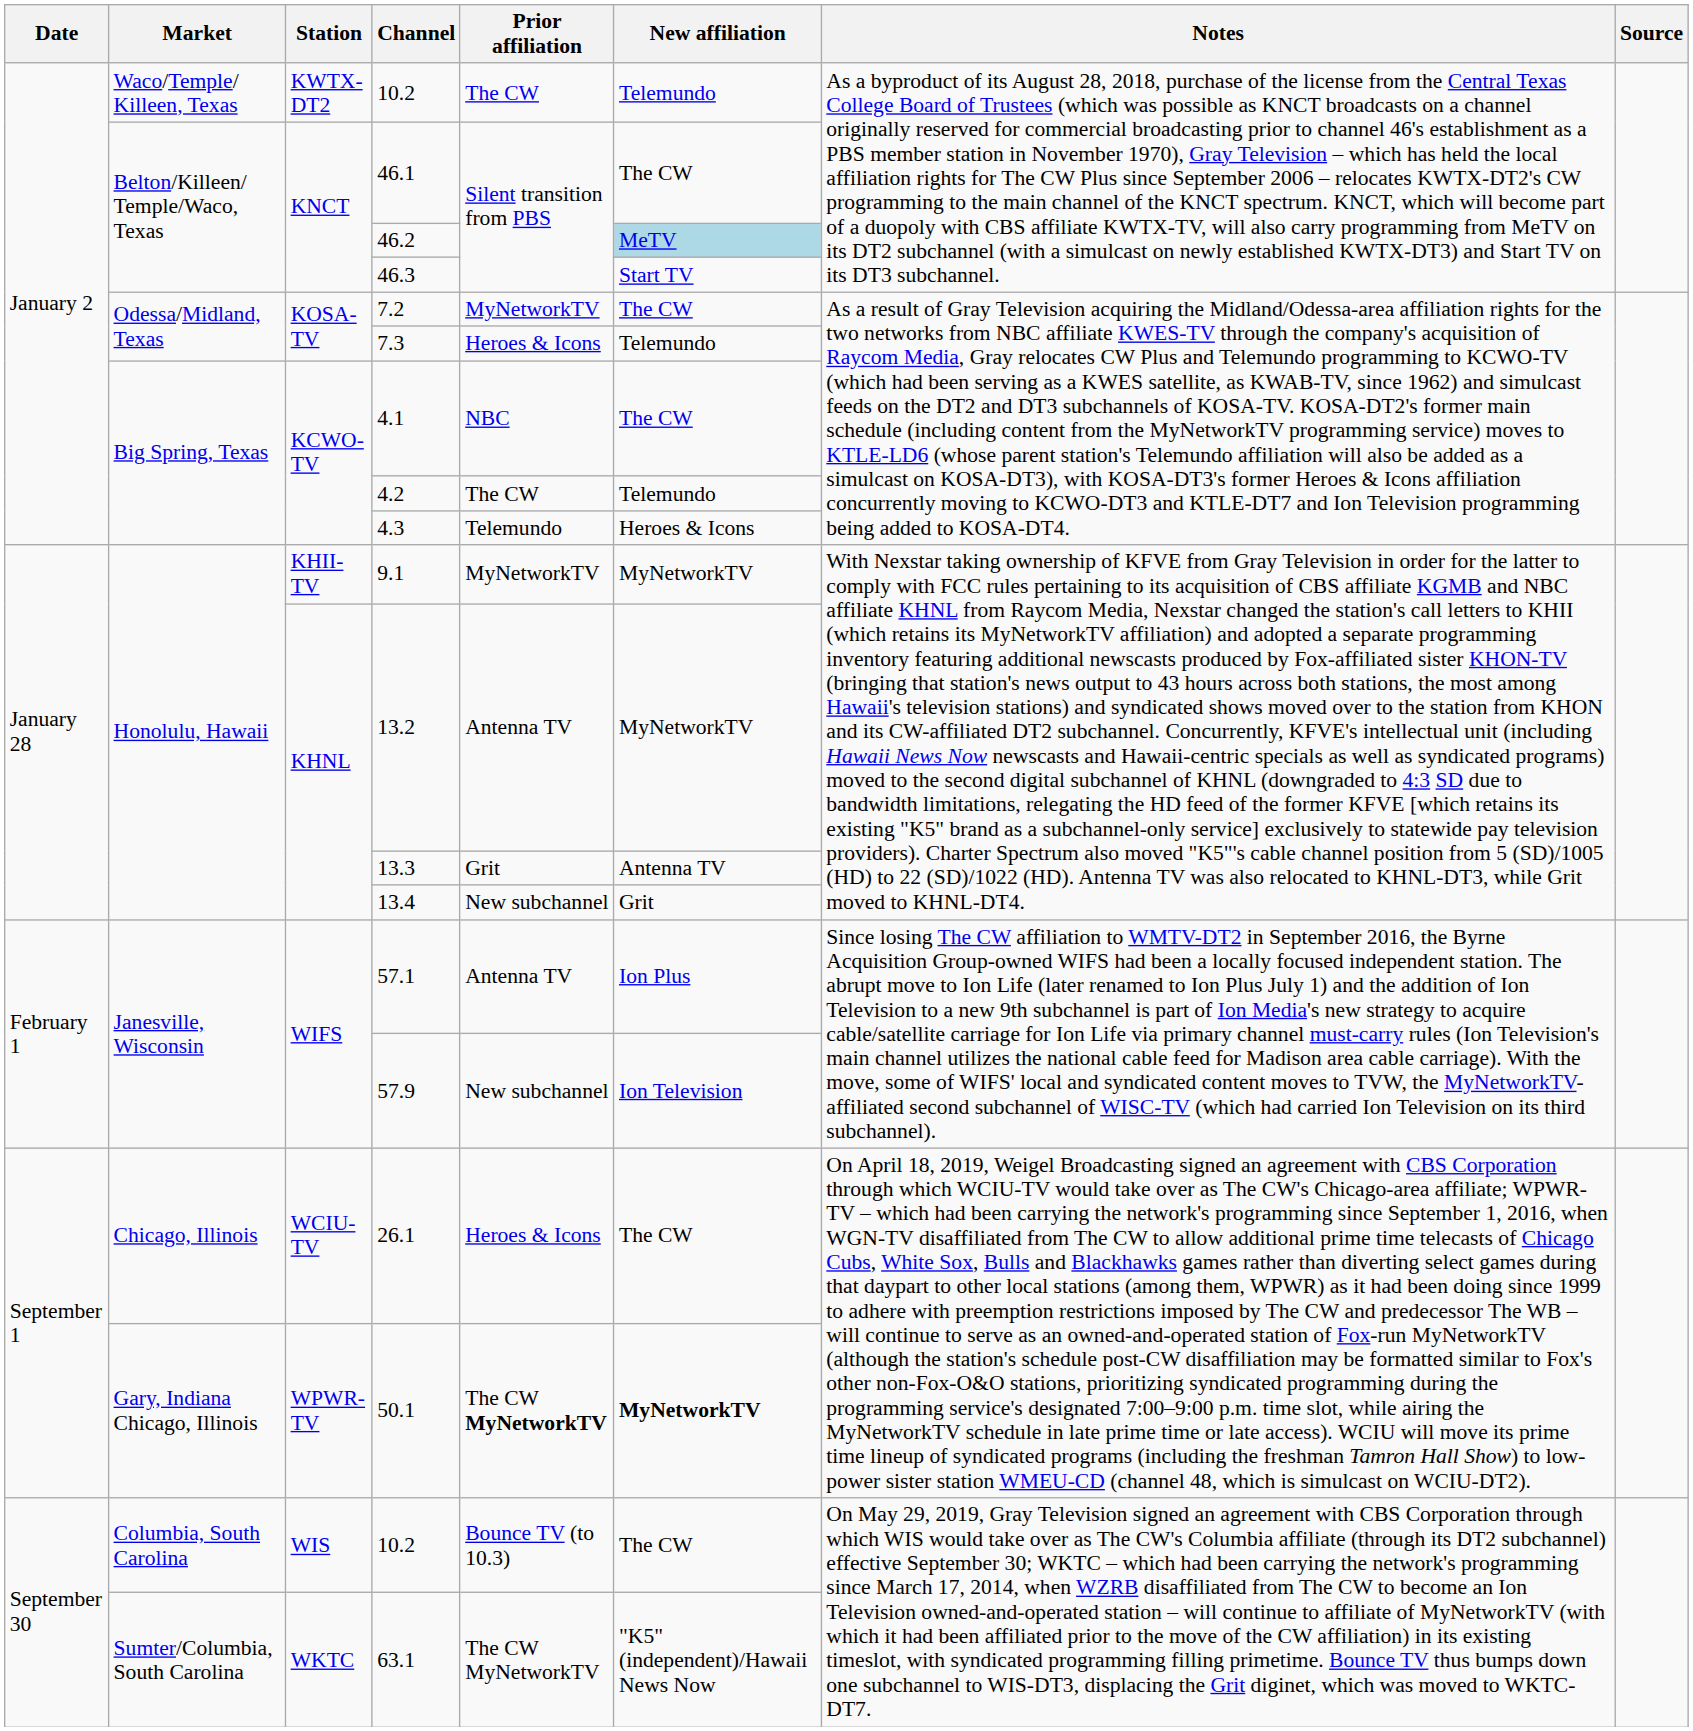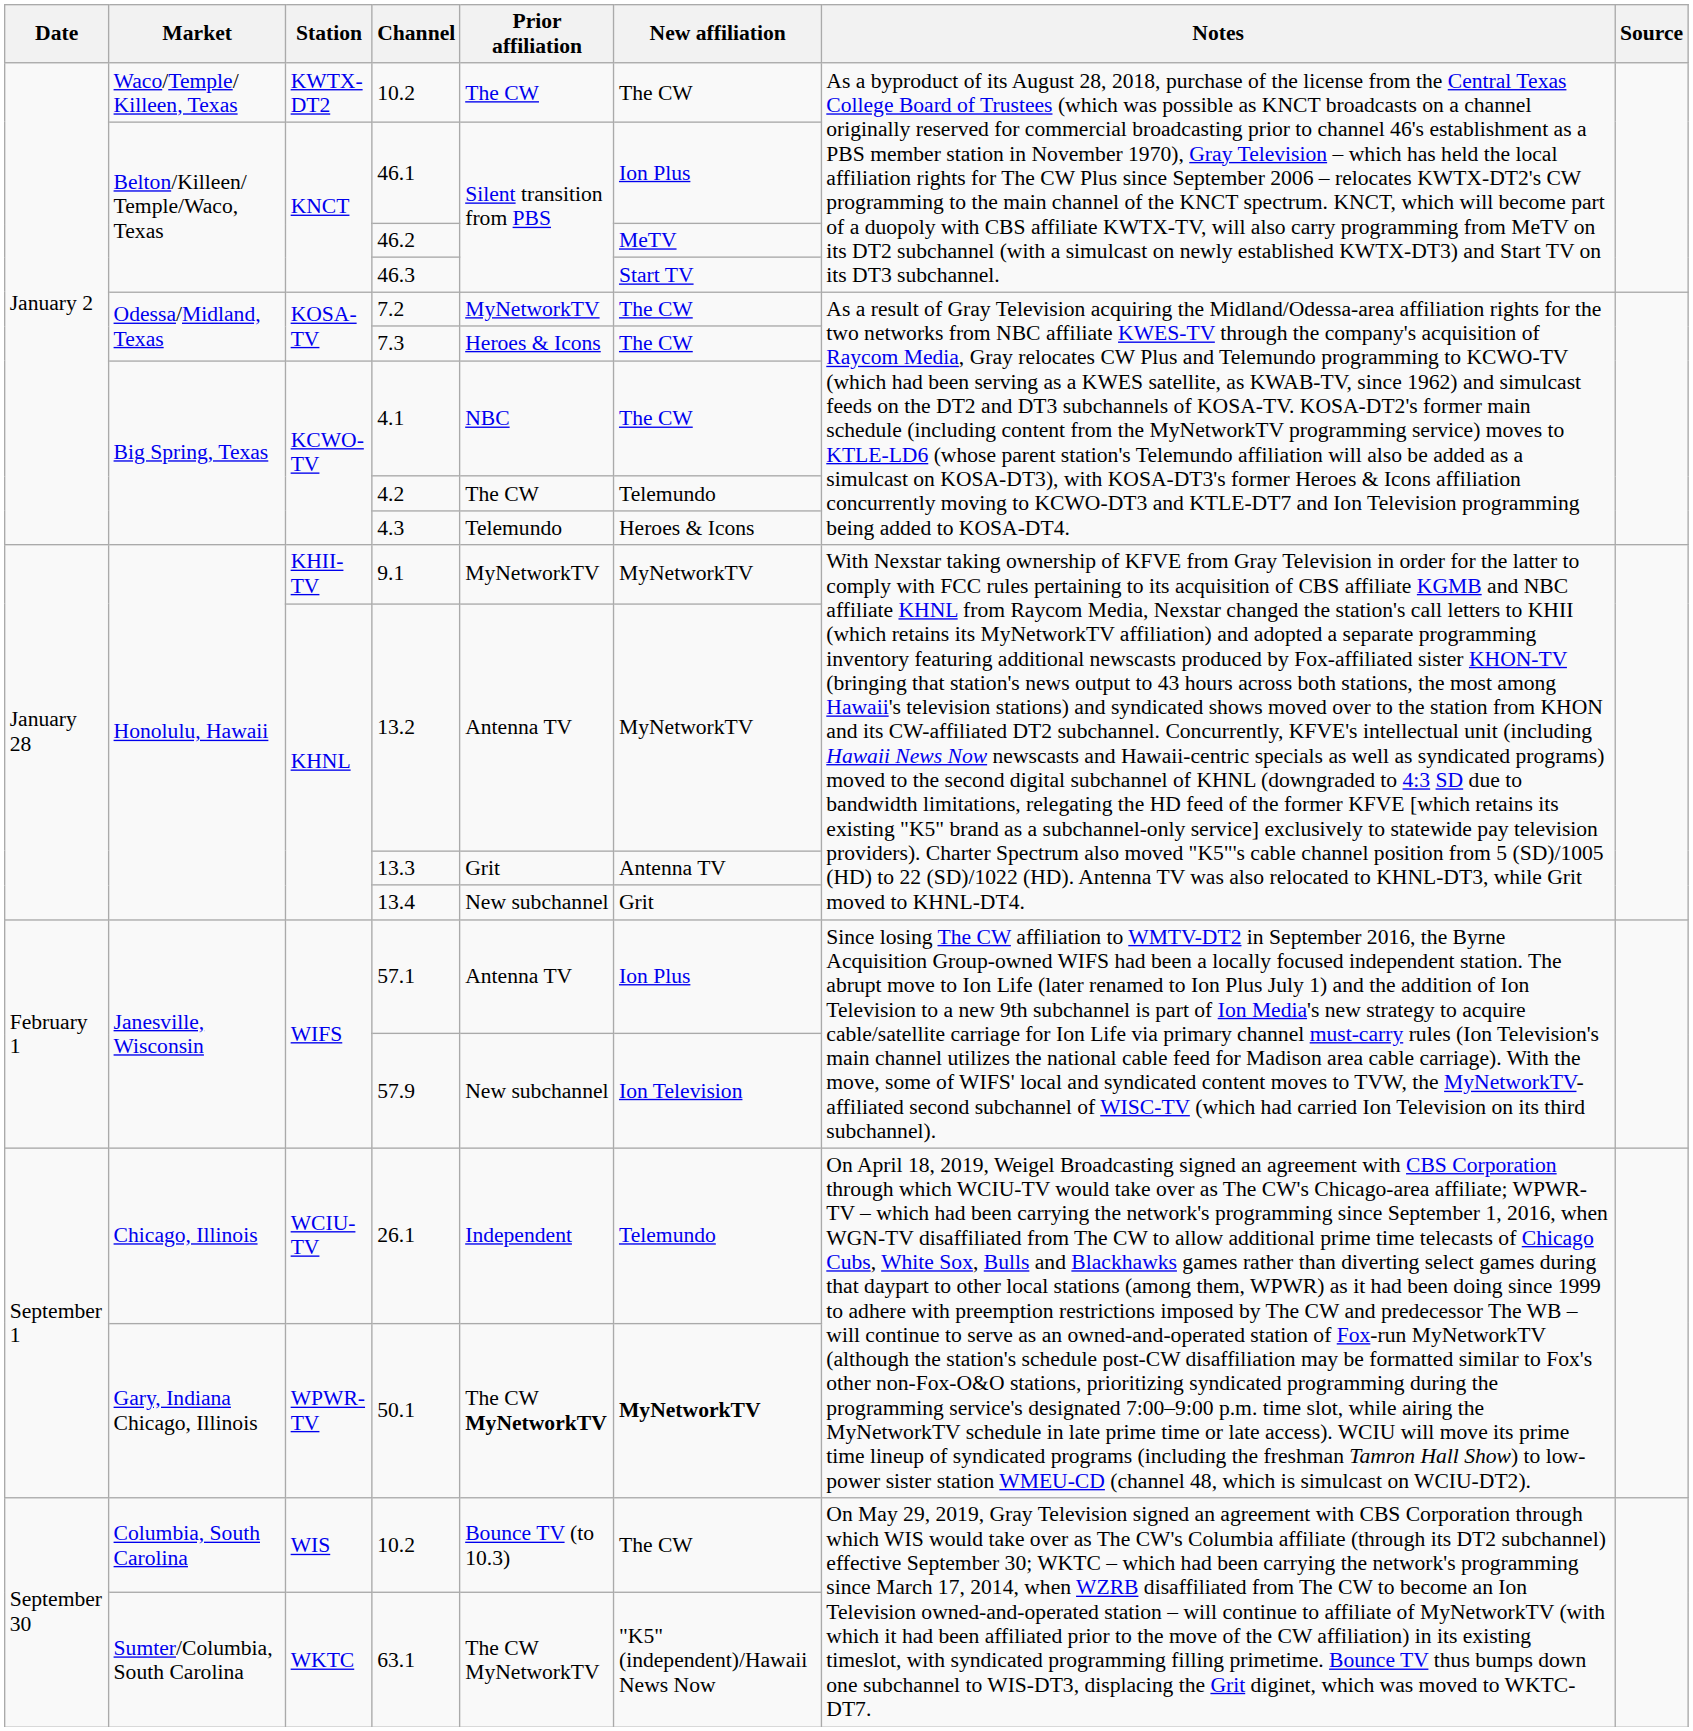(667, 92) Telemundo -> (656, 92) The CW
(656, 172) The CW -> (655, 172) Ion Plus
(648, 240) lightblue background -> (648, 240) no background
(667, 343) Telemundo -> (656, 343) The CW
(533, 1235) Heroes & Icons -> (519, 1235) Independent
(656, 1235) The CW -> (667, 1235) Telemundo
